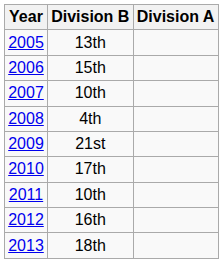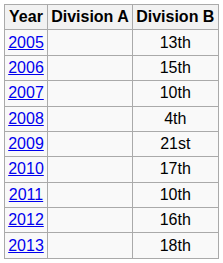columns swapped: (176, 17) <-> (90, 17)
